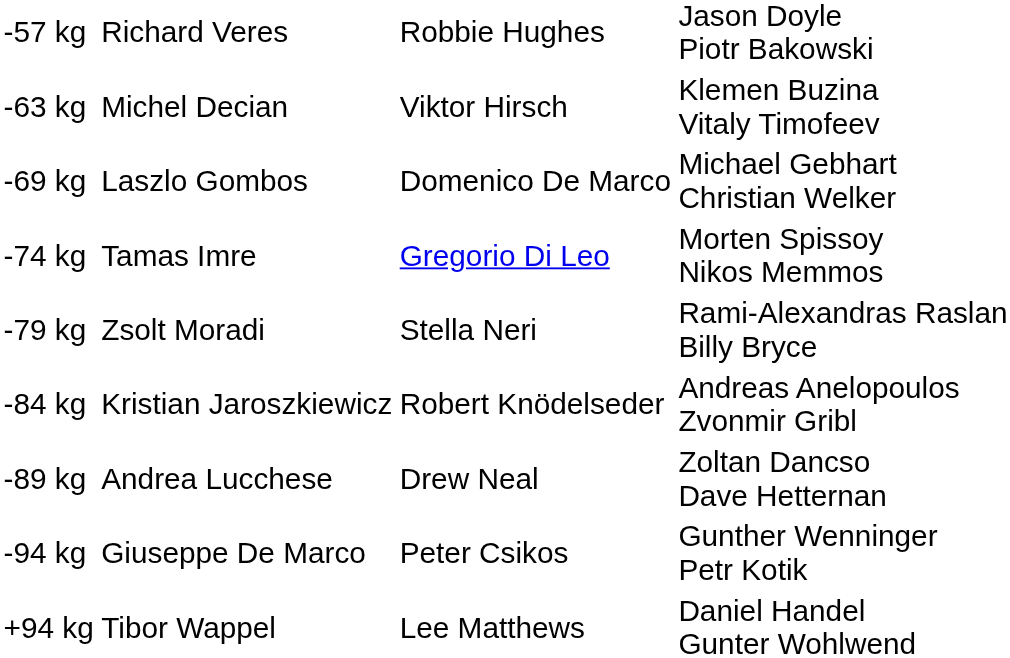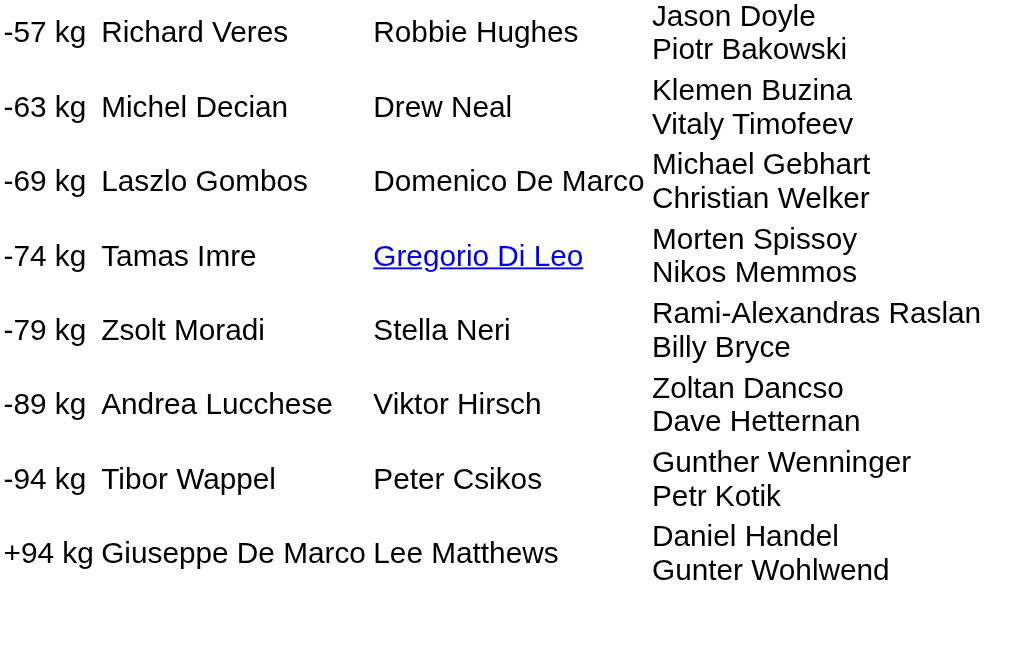(484, 107) Viktor Hirsch -> (443, 107) Drew Neal
- row: (45, 404)
(469, 479) Drew Neal -> (457, 404) Viktor Hirsch
(234, 553) Giuseppe De Marco -> (189, 479) Tibor Wappel
(189, 627) Tibor Wappel -> (234, 553) Giuseppe De Marco
